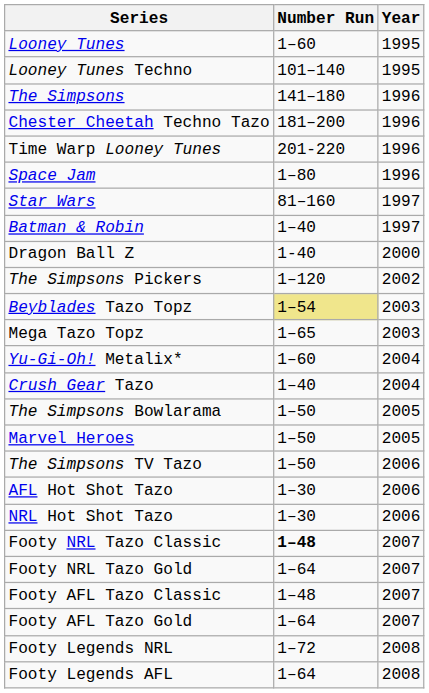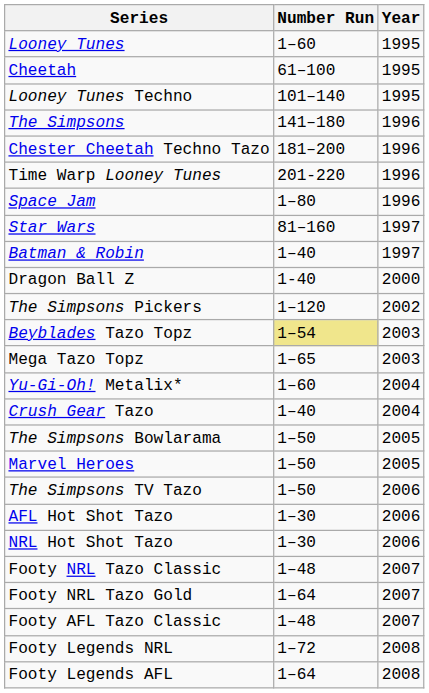+ row: (42, 70)
(297, 543) bold -> (297, 569) normal
- row: (100, 622)
